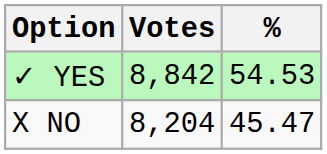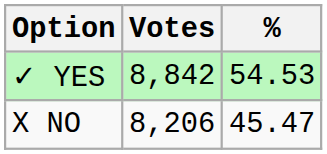(172, 124) 8,204 -> (172, 124) 8,206
